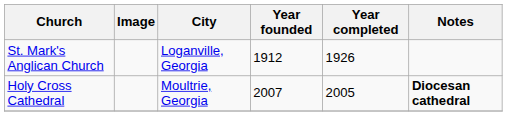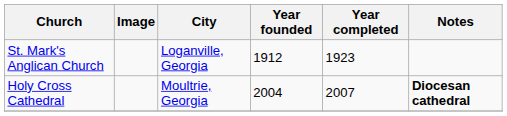(340, 57) 1926 -> (340, 57) 1923
(268, 93) 2007 -> (268, 93) 2004
(340, 93) 2005 -> (340, 93) 2007
